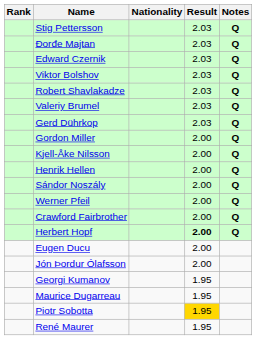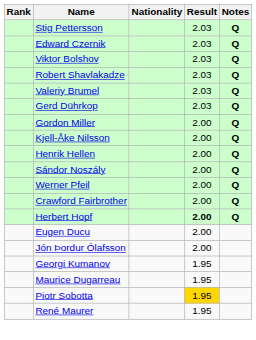- row: (65, 43)
